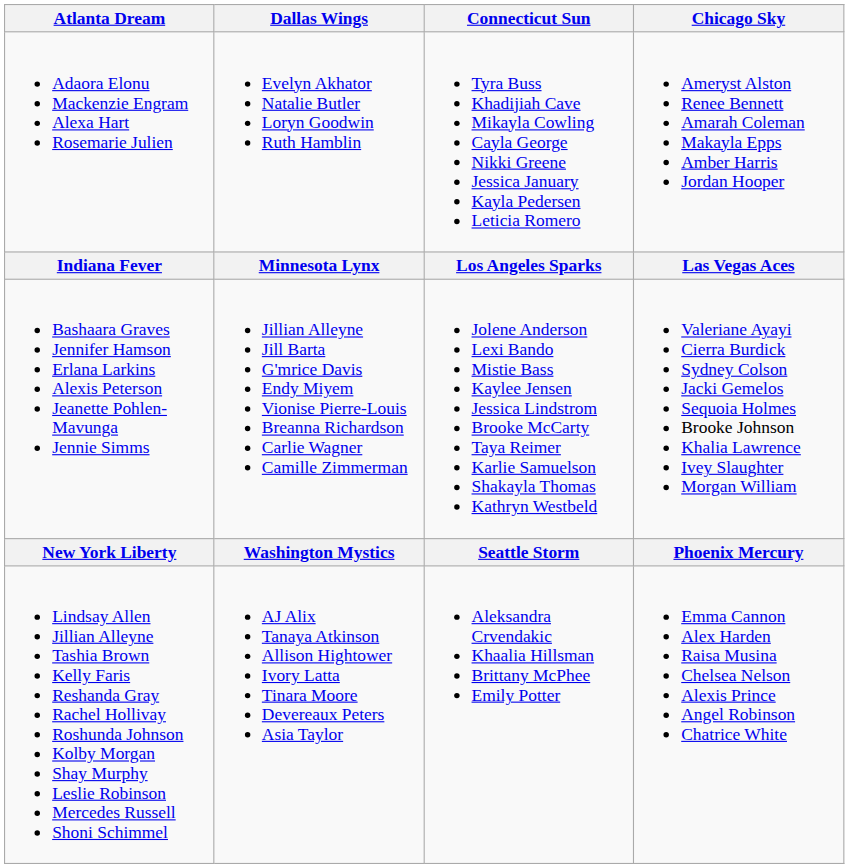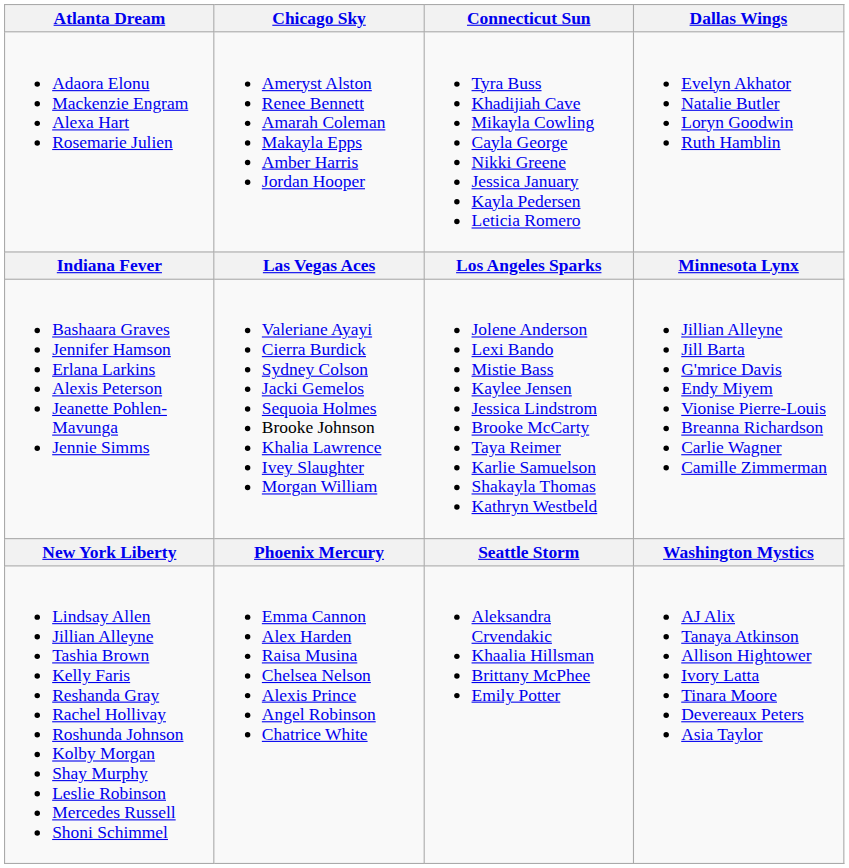columns swapped: (738, 18) <-> (319, 18)
